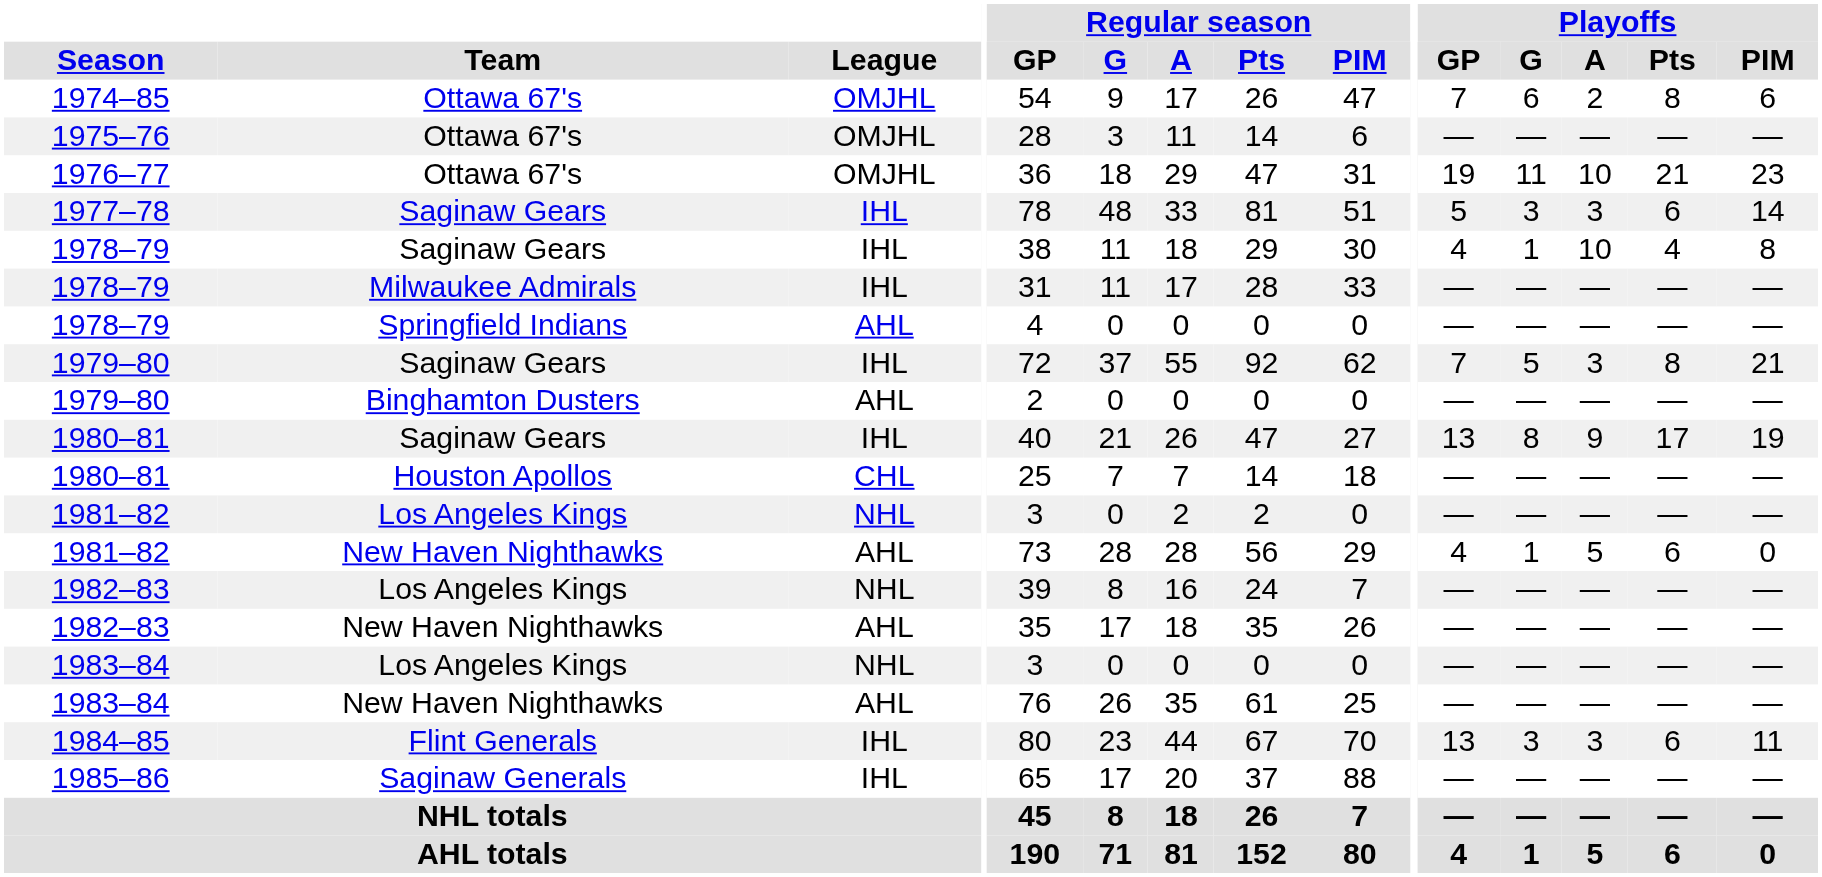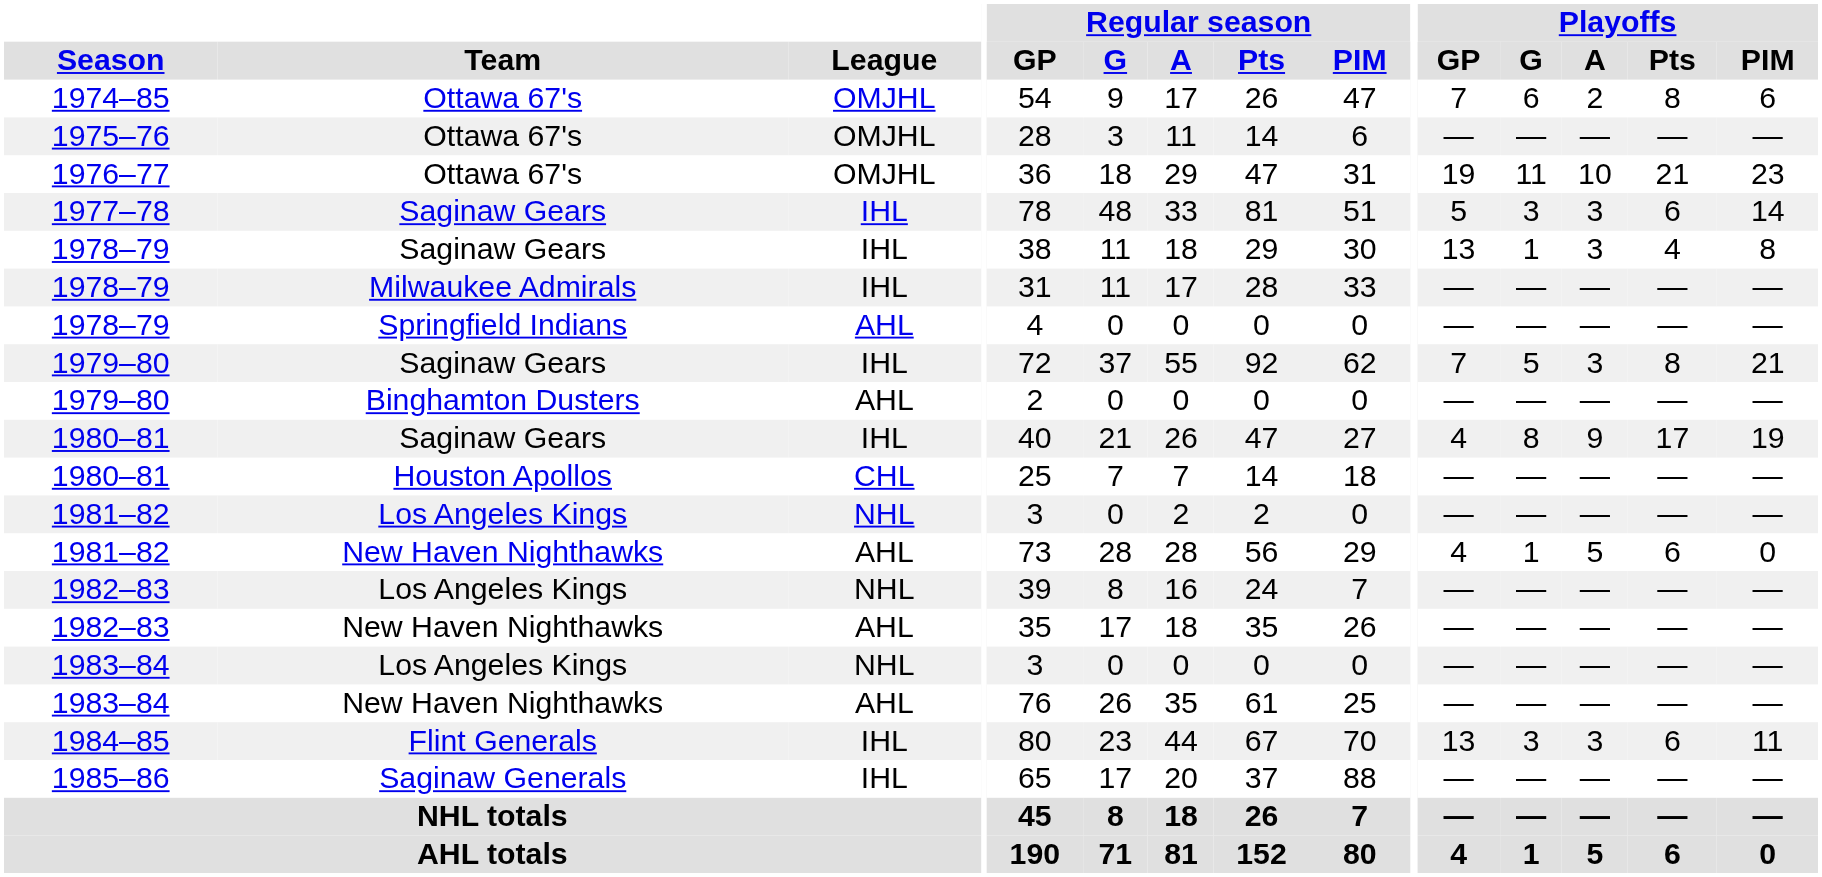(1459, 249) 4 -> (1459, 249) 13
(1595, 249) 10 -> (1595, 249) 3
(1459, 438) 13 -> (1459, 438) 4
